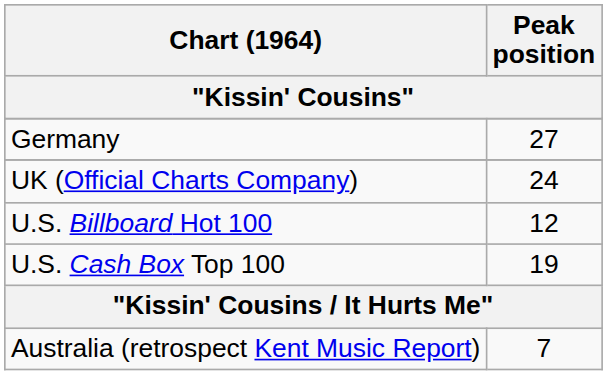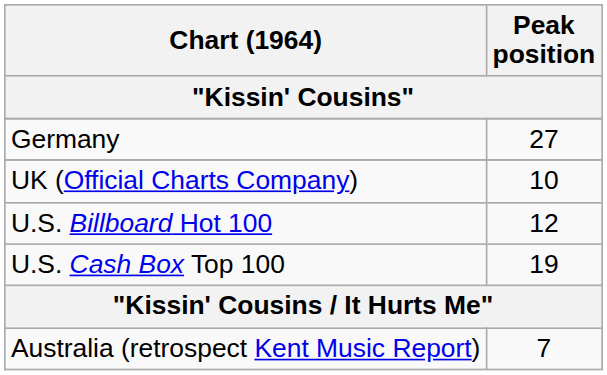(544, 180) 24 -> (544, 180) 10
